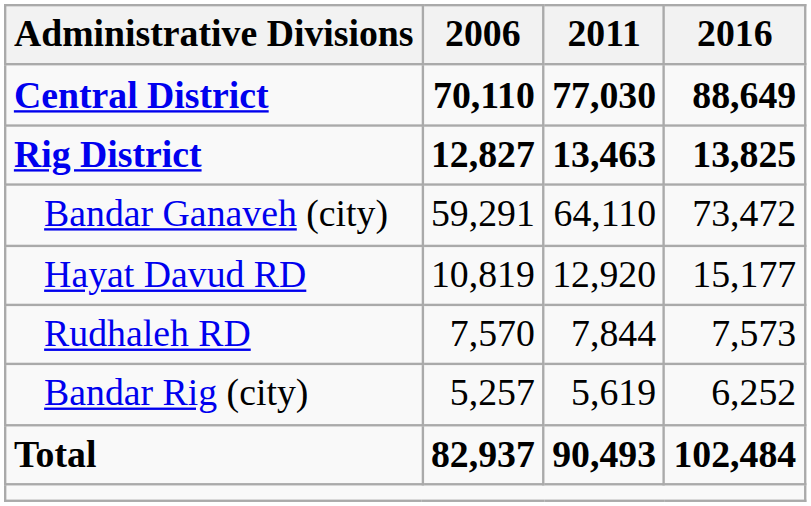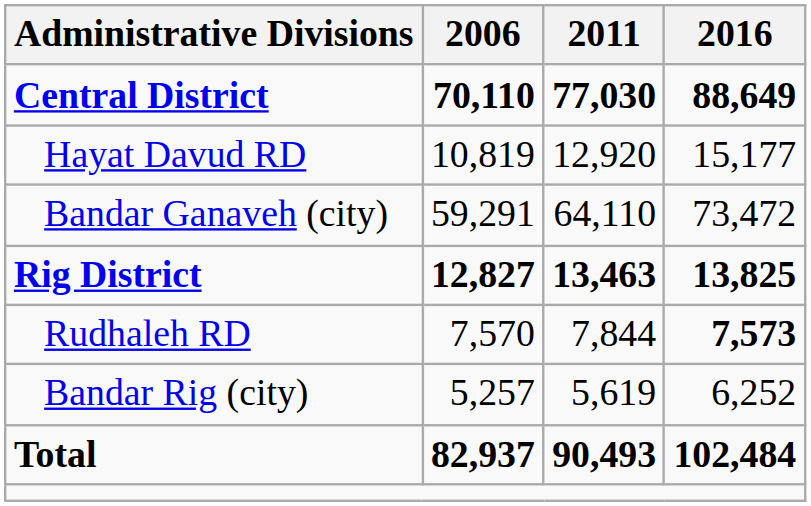rows swapped: (175, 273) <-> (108, 154)
(754, 333) normal -> (754, 333) bold
